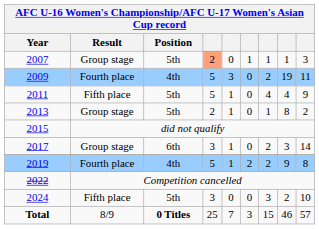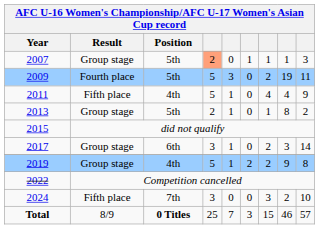(173, 77) 4th -> (173, 77) 5th
(173, 94) 5th -> (173, 94) 4th
(107, 163) Fourth place -> (107, 163) Group stage
(173, 197) 5th -> (173, 197) 7th
